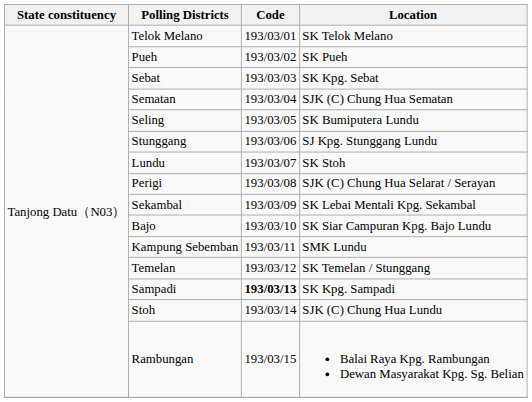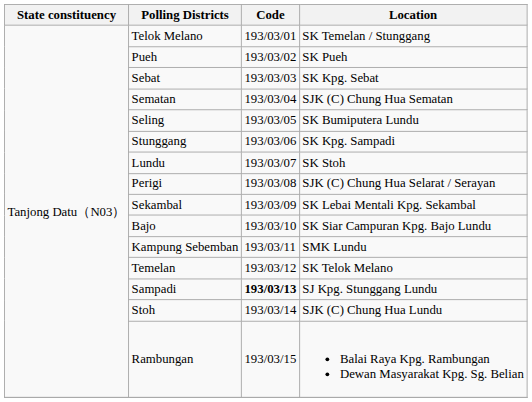(348, 35) SK Telok Melano -> (366, 35) SK Temelan / Stunggang
(370, 141) SJ Kpg. Stunggang Lundu -> (349, 141) SK Kpg. Sampadi
(366, 267) SK Temelan / Stunggang -> (348, 267) SK Telok Melano
(349, 288) SK Kpg. Sampadi -> (370, 288) SJ Kpg. Stunggang Lundu
